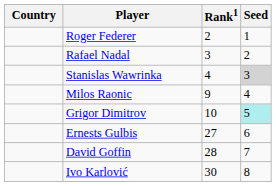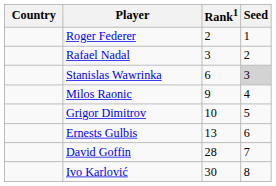(208, 75) 4 -> (208, 75) 6
(247, 113) paleturquoise background -> (247, 113) no background
(211, 133) 27 -> (211, 133) 13
